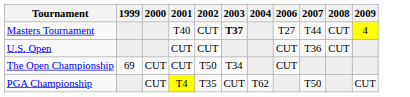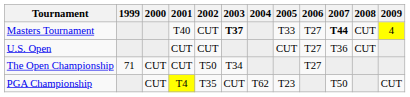+ column: (287, 13)
(313, 31) normal -> (339, 31) bold
(287, 48) CUT -> (313, 48) T27
(129, 66) 69 -> (129, 66) 71
(287, 66) CUT -> (313, 66) T27
